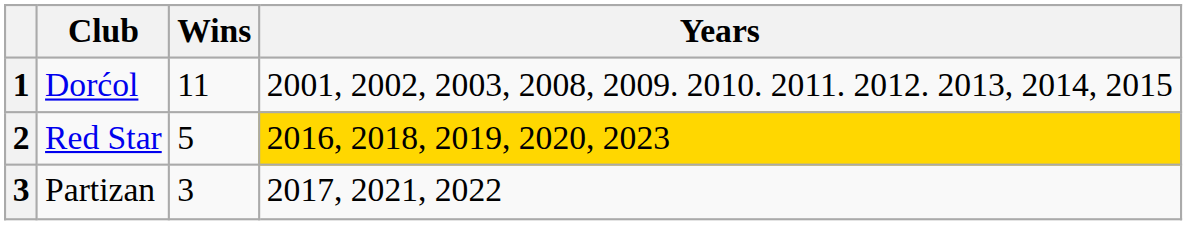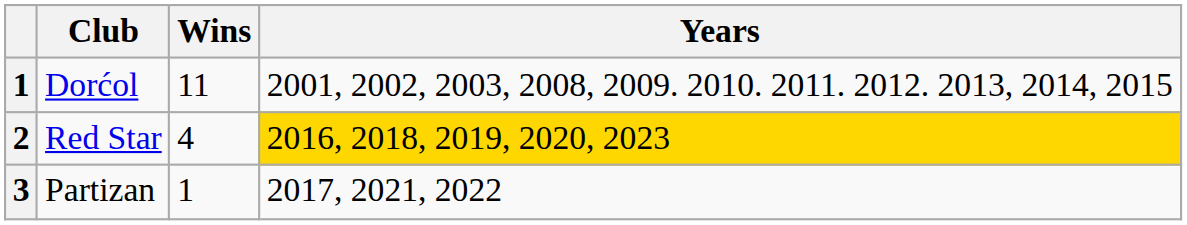(186, 137) 5 -> (186, 137) 4
(186, 191) 3 -> (186, 191) 1
